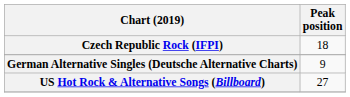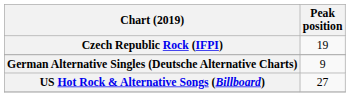(323, 45) 18 -> (323, 45) 19
